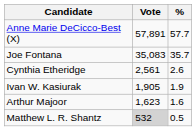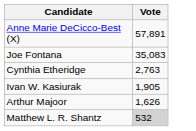- column: (180, 12)
(148, 70) 2,561 -> (148, 70) 2,763
(148, 102) 1,623 -> (148, 102) 1,626
